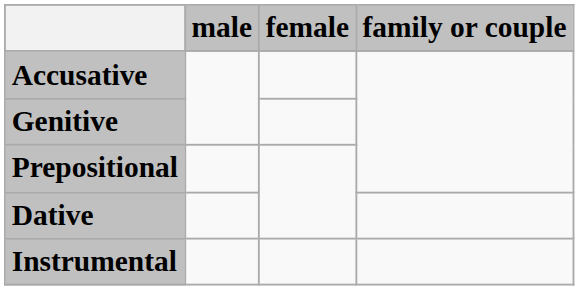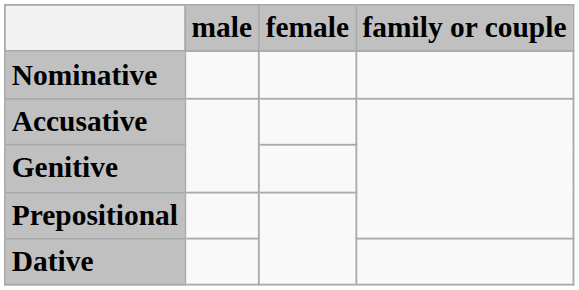+ row: (84, 74)
- row: (94, 261)
